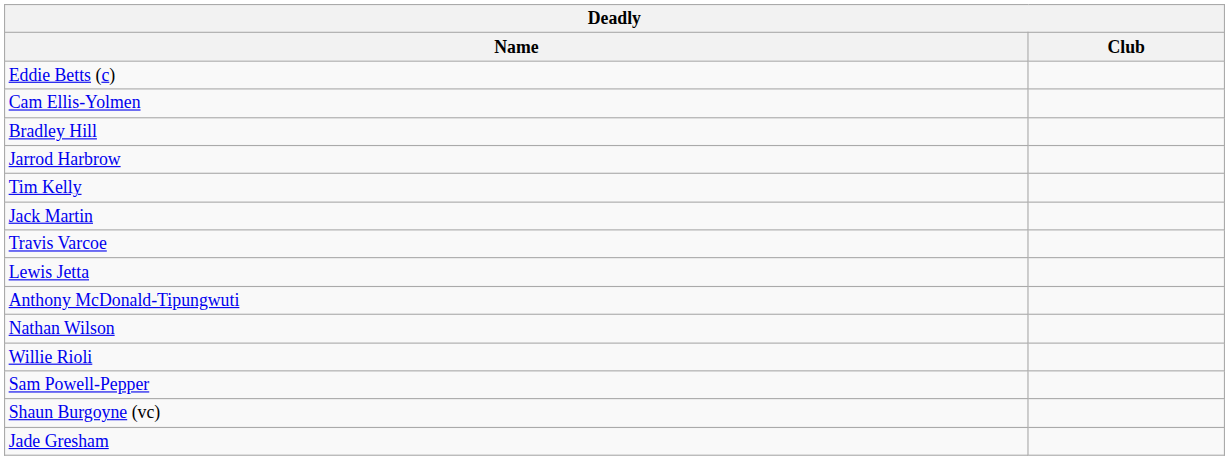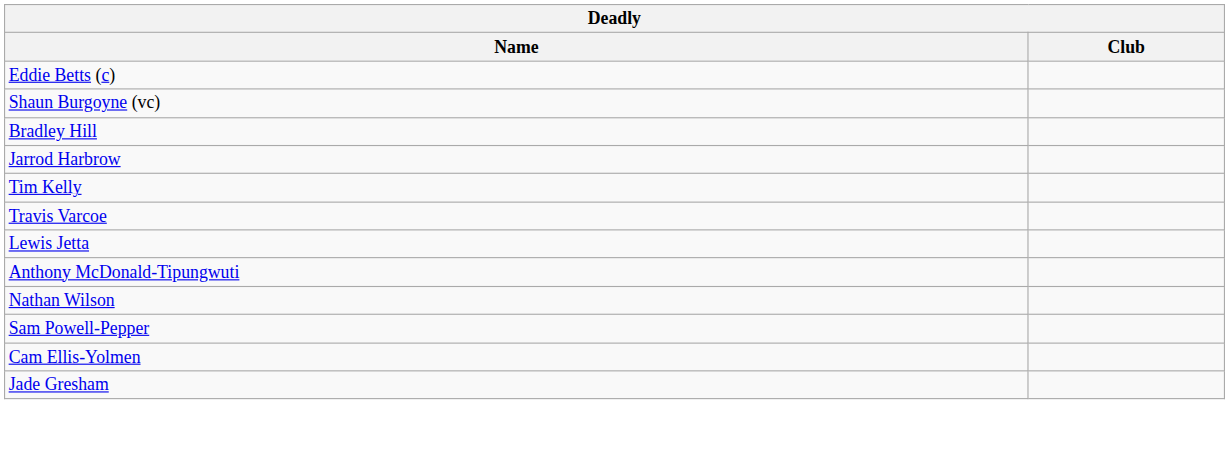rows swapped: (84, 412) <-> (75, 103)
- row: (51, 215)
- row: (50, 356)
